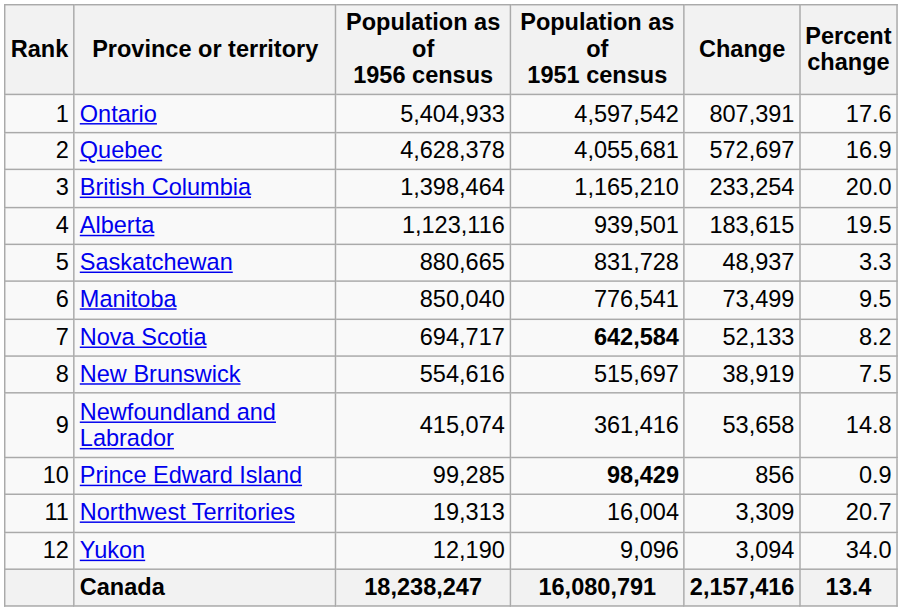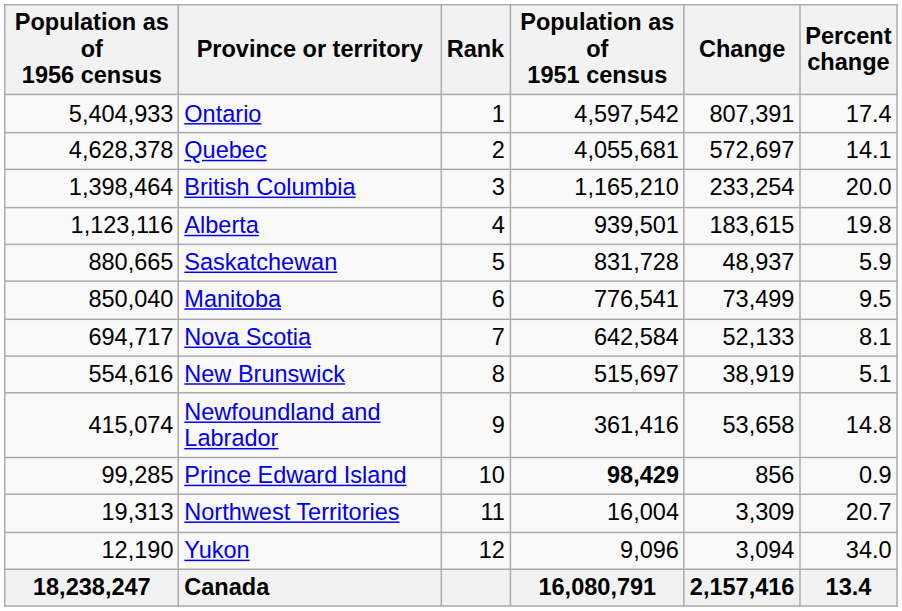columns swapped: (40, 49) <-> (423, 49)
(869, 113) 17.6 -> (869, 113) 17.4
(869, 150) 16.9 -> (869, 150) 14.1
(869, 225) 19.5 -> (869, 225) 19.8
(875, 262) 3.3 -> (875, 262) 5.9
(636, 337) bold -> (636, 337) normal
(875, 337) 8.2 -> (875, 337) 8.1
(875, 374) 7.5 -> (875, 374) 5.1
